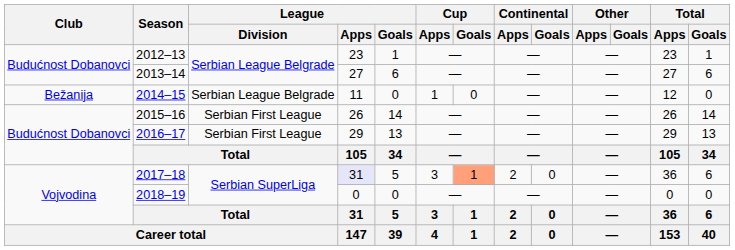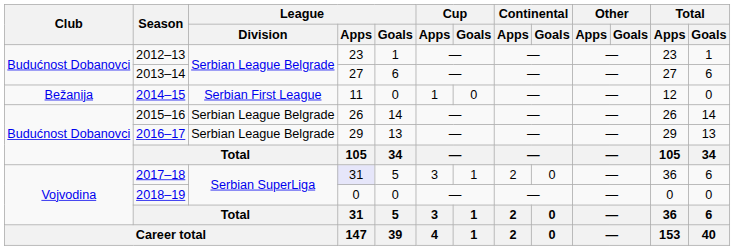(263, 94) Serbian League Belgrade -> (263, 94) Serbian First League
(263, 114) Serbian First League -> (263, 114) Serbian League Belgrade
(263, 134) Serbian First League -> (263, 134) Serbian League Belgrade
(474, 174) lightsalmon background -> (474, 174) no background
